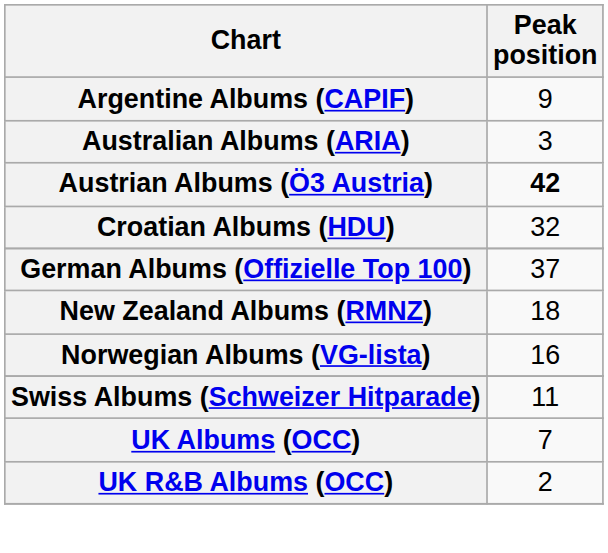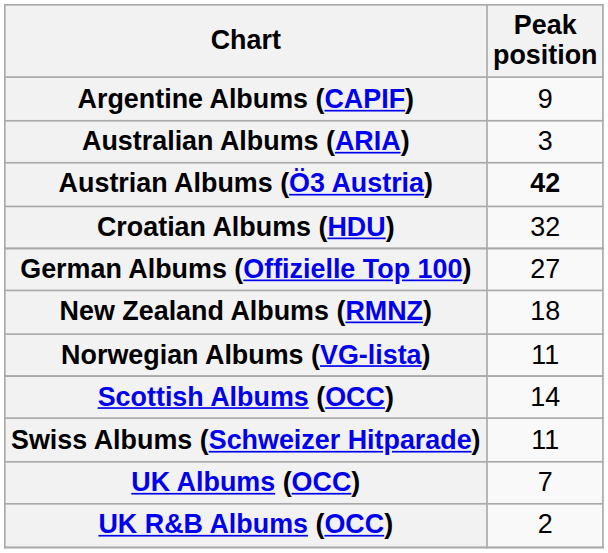(545, 269) 37 -> (545, 269) 27
(545, 354) 16 -> (545, 354) 11
+ row: (246, 397)
